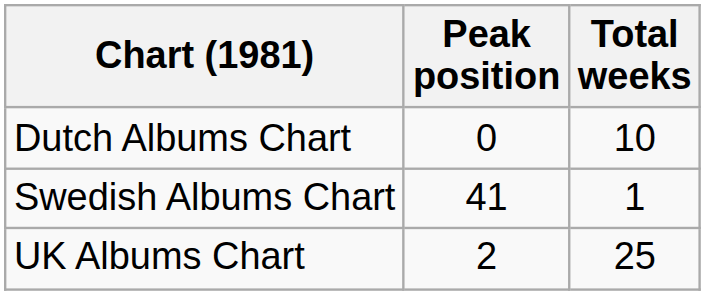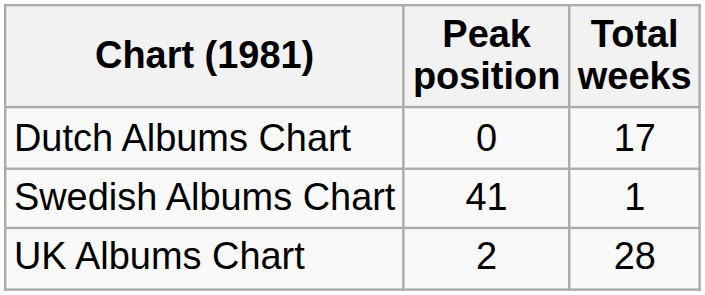(635, 137) 10 -> (635, 137) 17
(635, 257) 25 -> (635, 257) 28
